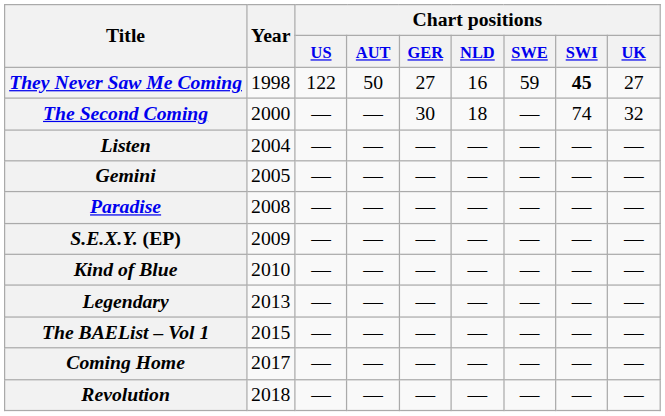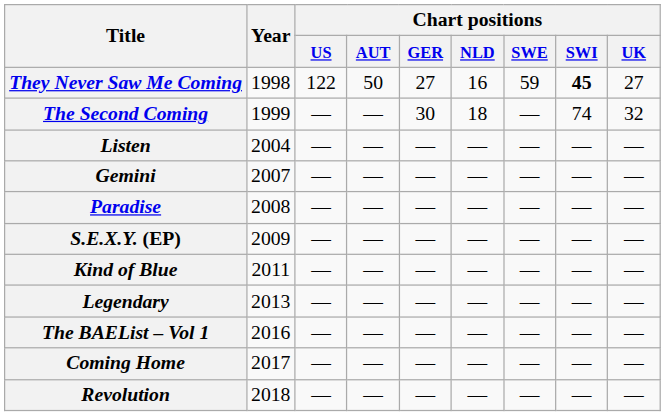(271, 113) 2000 -> (271, 113) 1999
(271, 176) 2005 -> (271, 176) 2007
(271, 269) 2010 -> (271, 269) 2011
(271, 332) 2015 -> (271, 332) 2016
